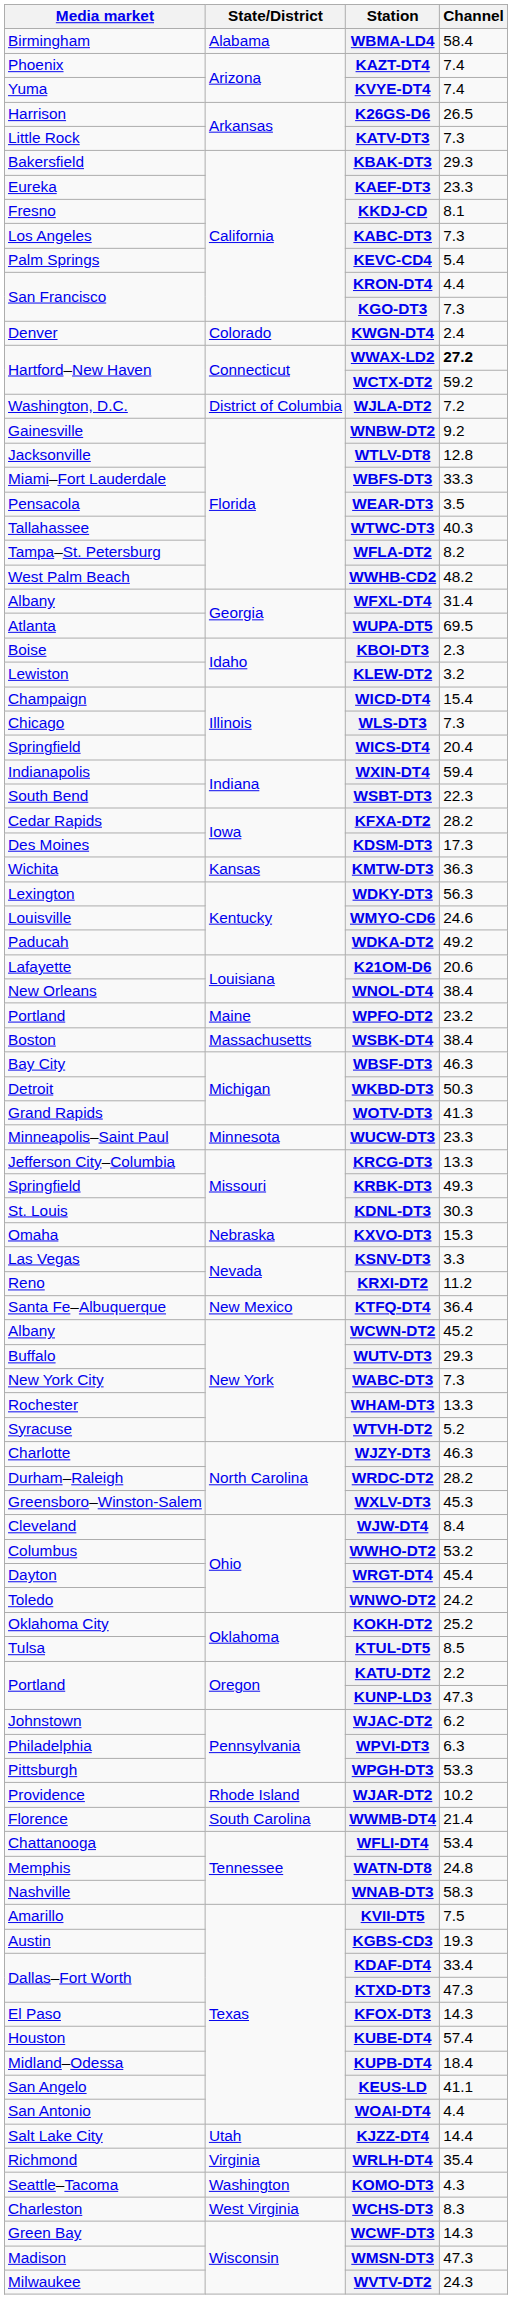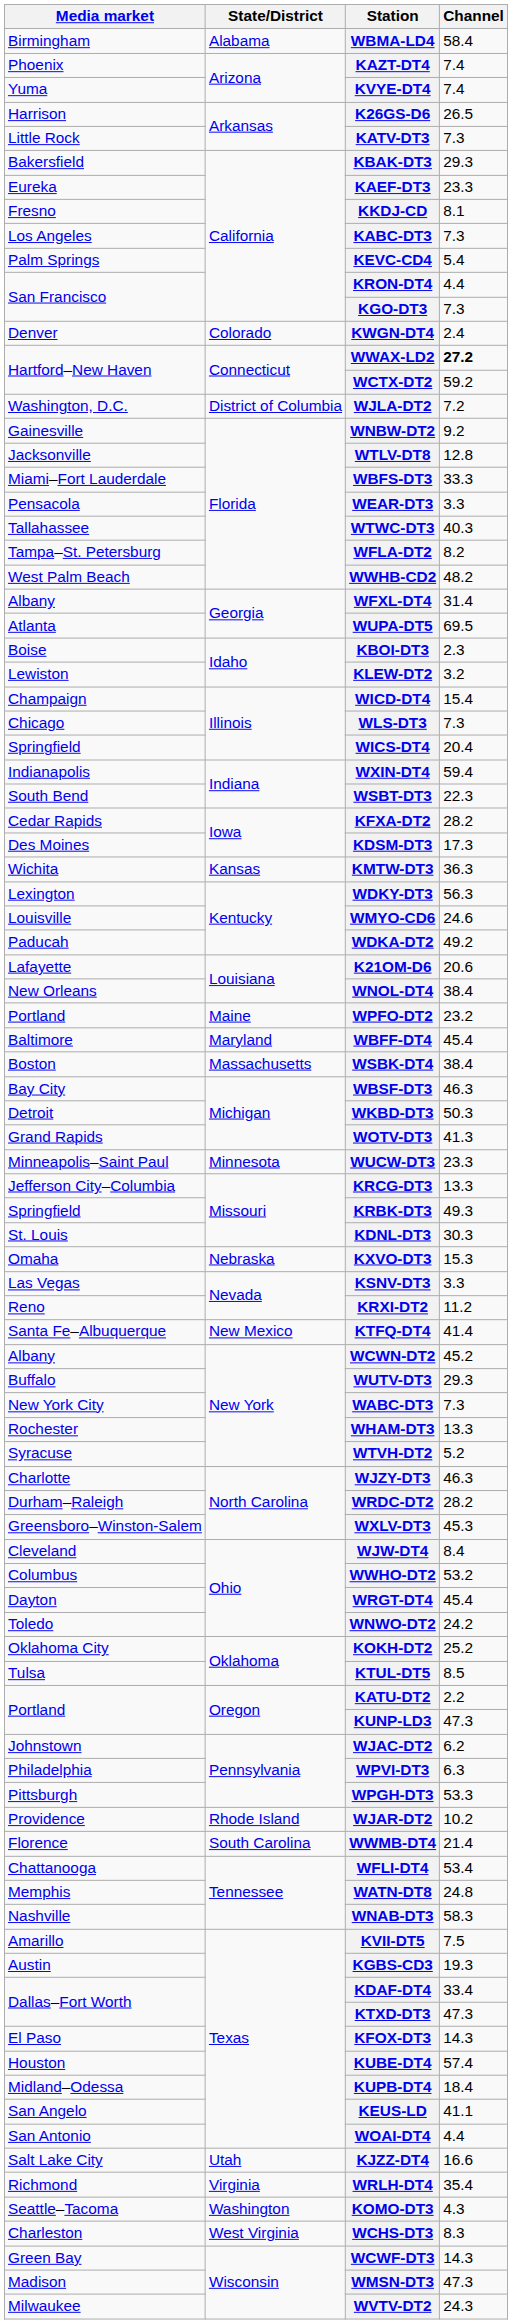(454, 503) 3.5 -> (454, 503) 3.3
+ row: (393, 1039)
(458, 1307) 36.4 -> (458, 1332) 41.4
(458, 2135) 14.4 -> (458, 2160) 16.6
